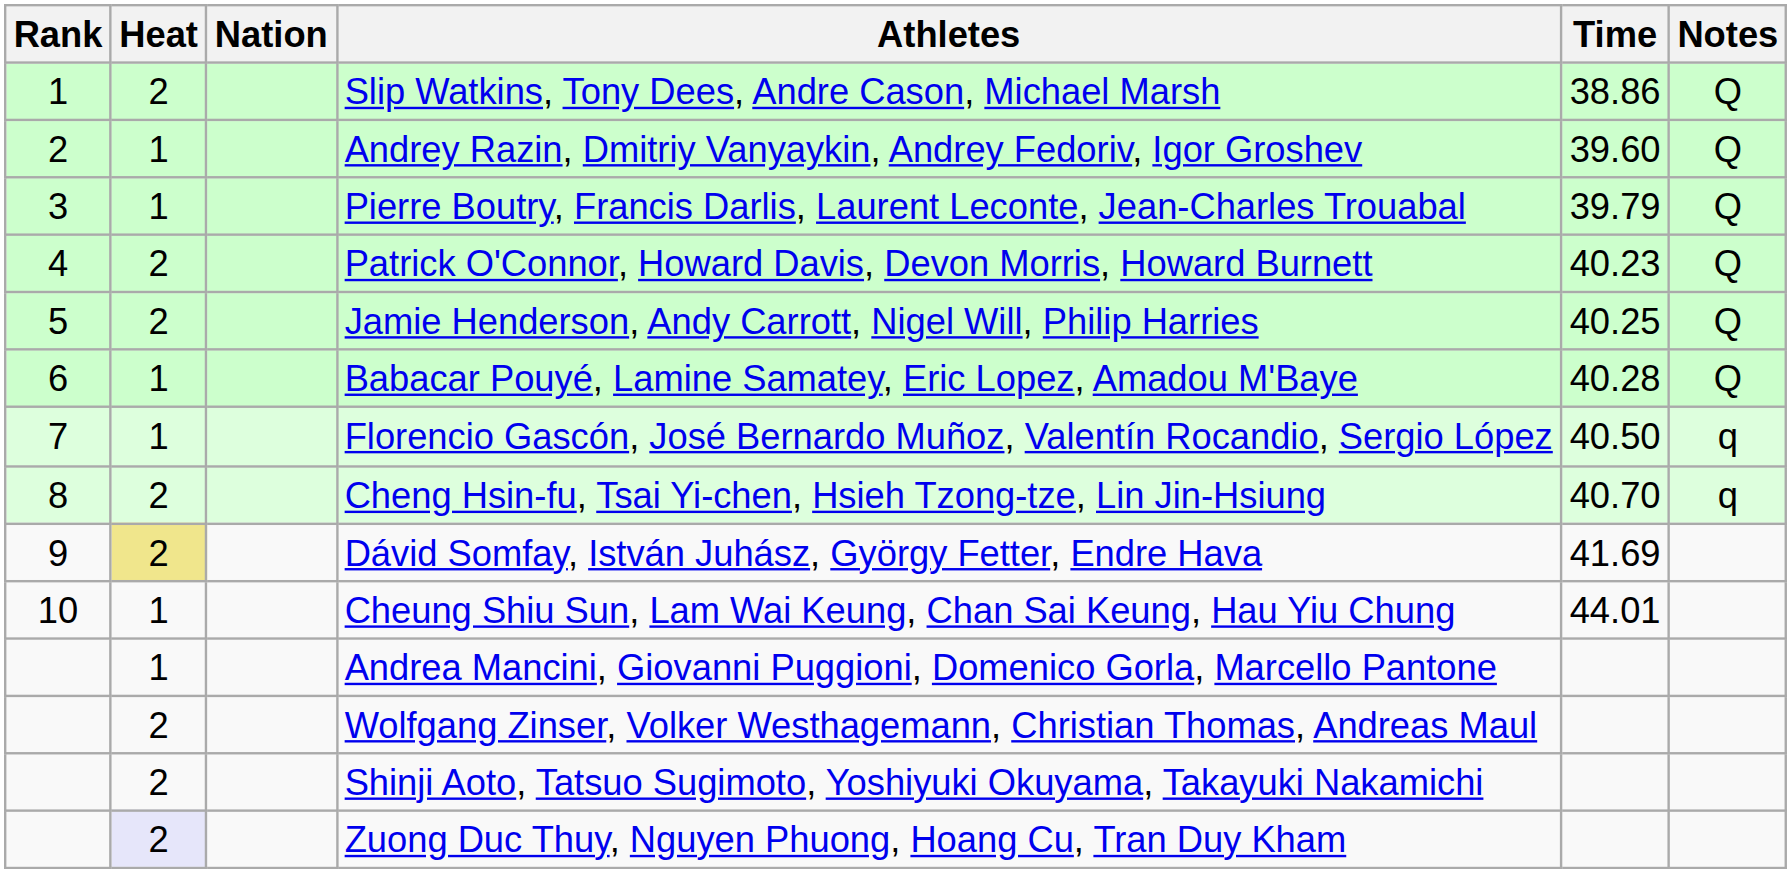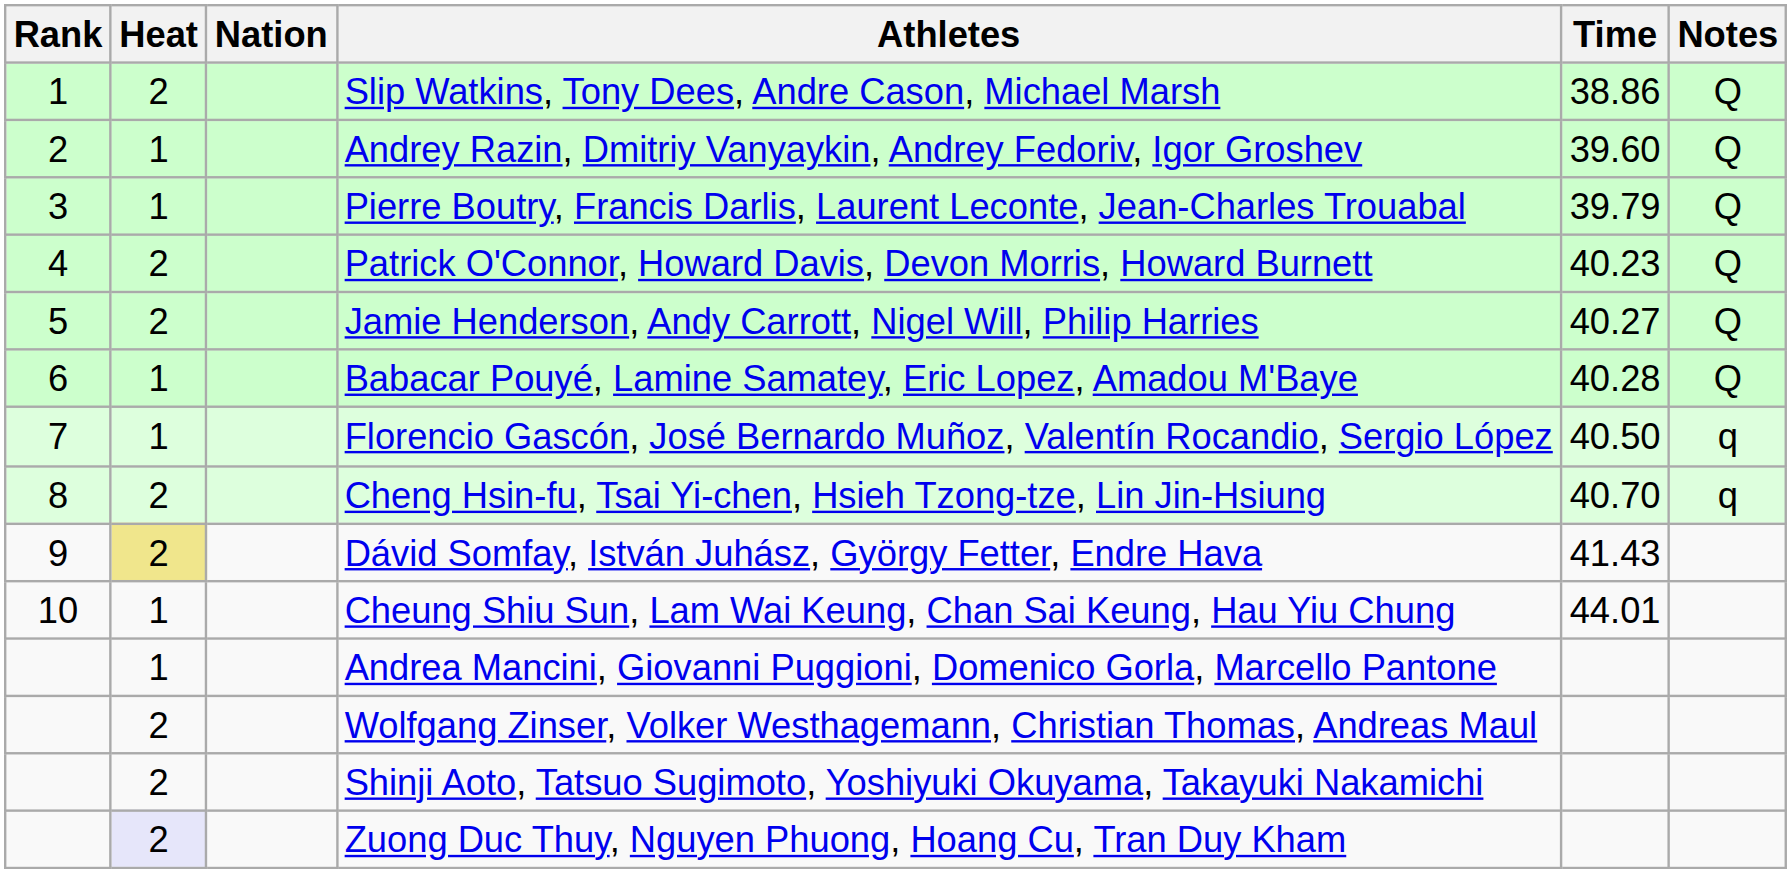(1615, 322) 40.25 -> (1615, 322) 40.27
(1615, 552) 41.69 -> (1615, 552) 41.43
